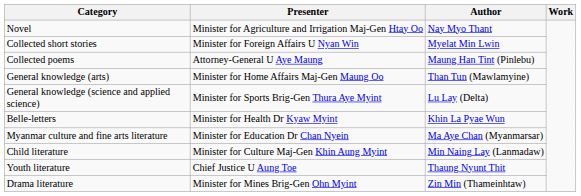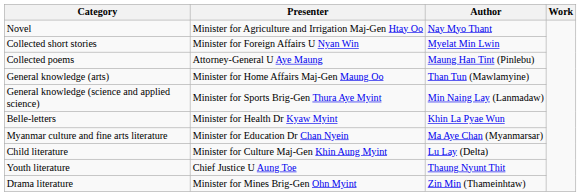(458, 98) Lu Lay (Delta) -> (486, 98) Min Naing Lay (Lanmadaw)
(486, 151) Min Naing Lay (Lanmadaw) -> (458, 151) Lu Lay (Delta)
